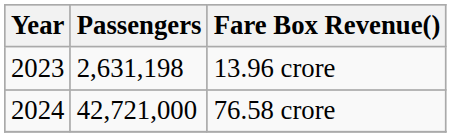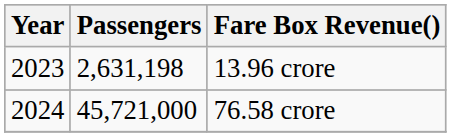(137, 110) 42,721,000 -> (137, 110) 45,721,000
